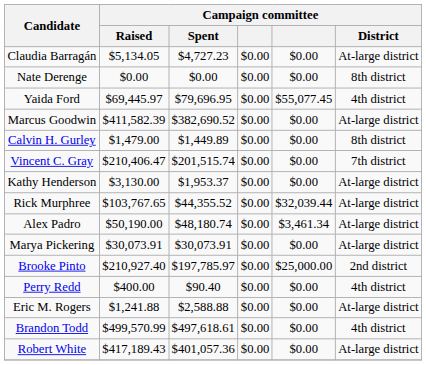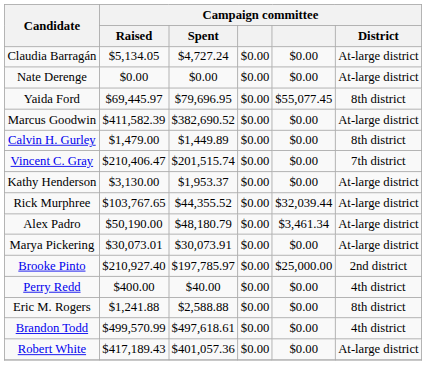(203, 57) $4,727.23 -> (203, 57) $4,727.24
(378, 78) 8th district -> (378, 78) At-large district
(378, 98) 4th district -> (378, 98) 8th district
(203, 224) $48,180.74 -> (203, 224) $48,180.79
(134, 245) $30,073.91 -> (134, 245) $30,073.01
(203, 287) $90.40 -> (203, 287) $40.00
(378, 307) At-large district -> (378, 307) 8th district
